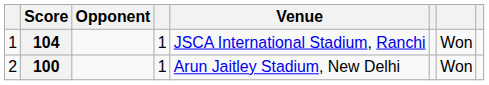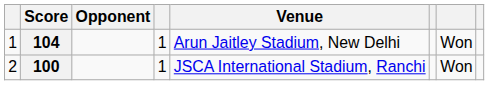(300, 42) JSCA International Stadium, Ranchi -> (287, 42) Arun Jaitley Stadium, New Delhi
(287, 67) Arun Jaitley Stadium, New Delhi -> (300, 67) JSCA International Stadium, Ranchi
